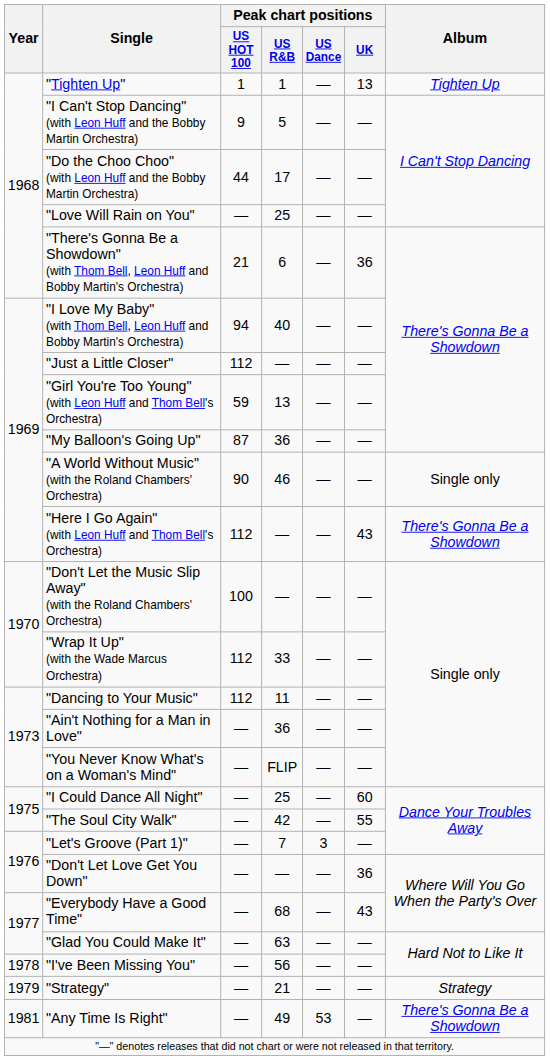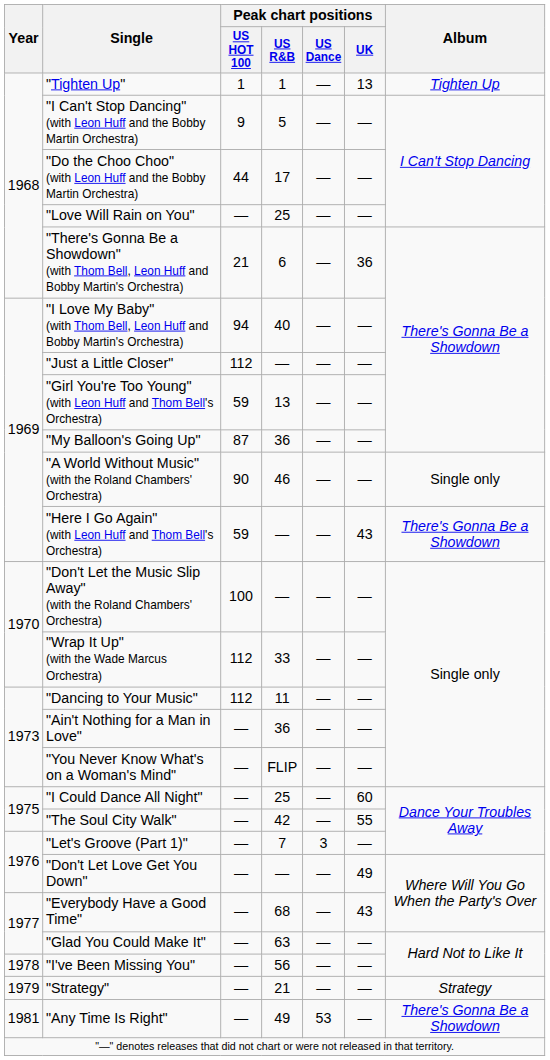(241, 534) 112 -> (241, 534) 59
(365, 873) 36 -> (365, 873) 49
